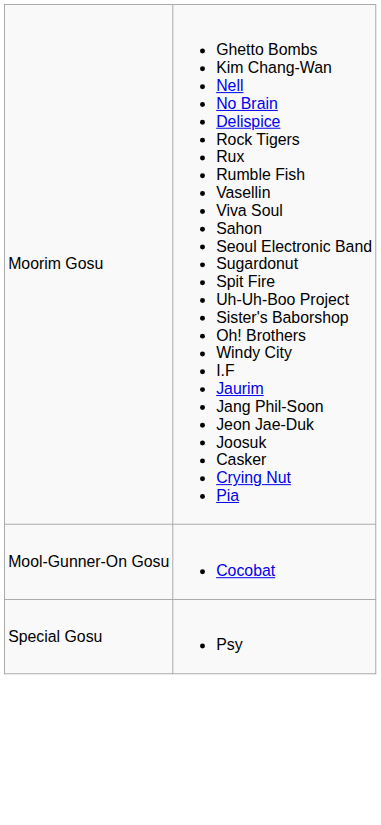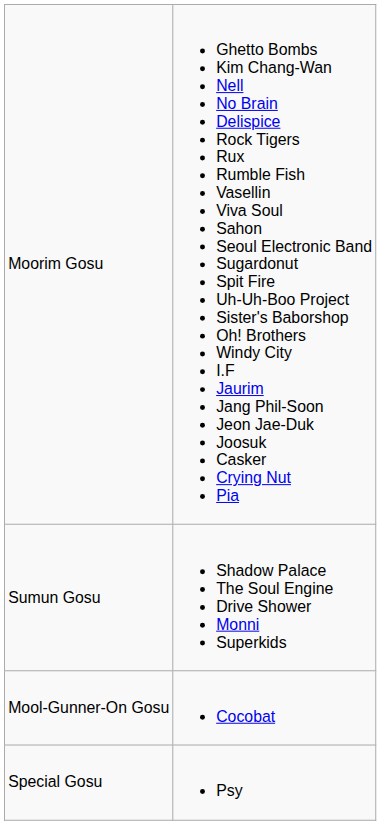+ row: (54, 597)
